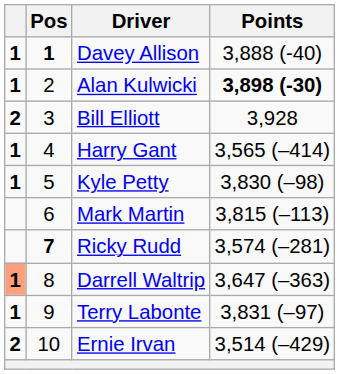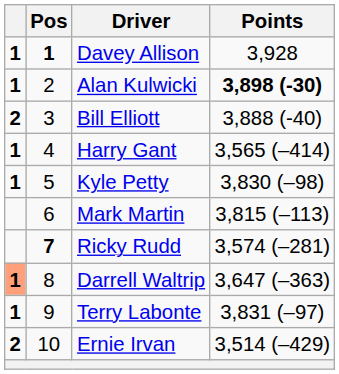(272, 53) 3,888 (-40) -> (272, 53) 3,928
(272, 118) 3,928 -> (272, 118) 3,888 (-40)
